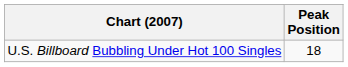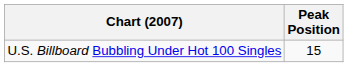(314, 51) 18 -> (314, 51) 15
